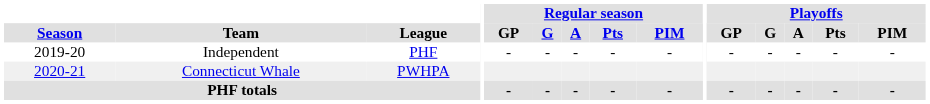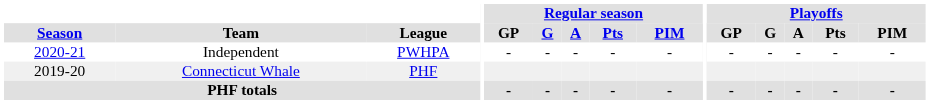(60, 52) 2019-20 -> (60, 52) 2020-21
(423, 52) PHF -> (423, 52) PWHPA
(60, 71) 2020-21 -> (60, 71) 2019-20
(423, 71) PWHPA -> (423, 71) PHF
